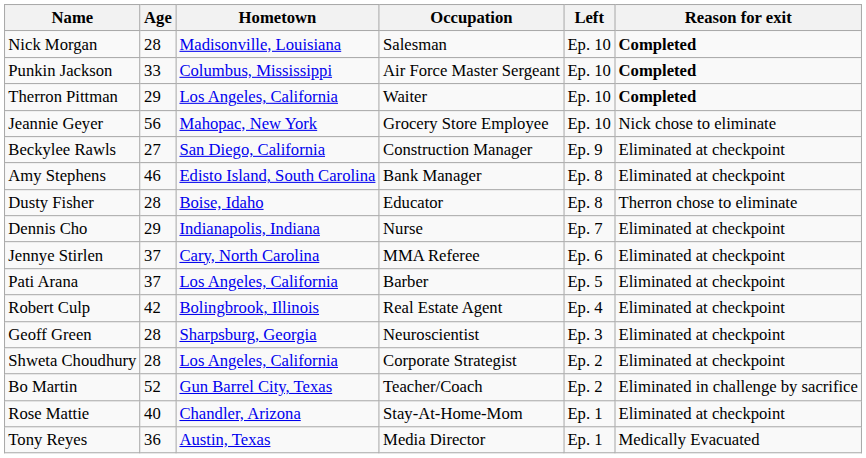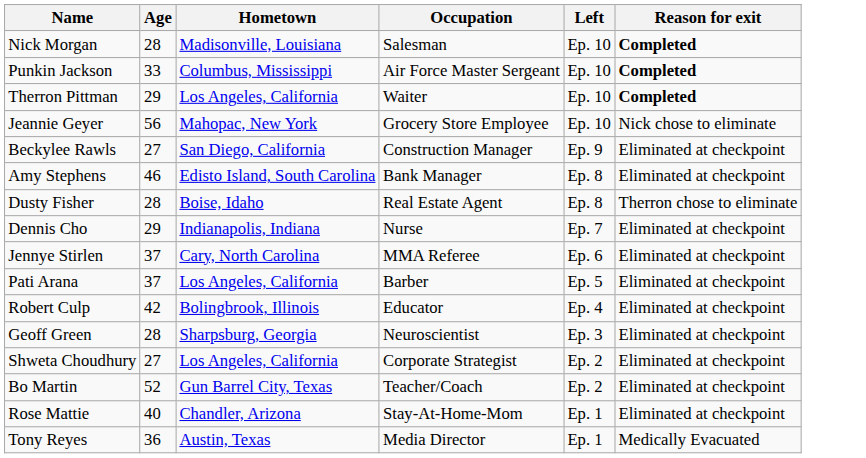(413, 202) Educator -> (443, 202) Real Estate Agent
(443, 307) Real Estate Agent -> (413, 307) Educator
(152, 360) 28 -> (152, 360) 27
(738, 387) Eliminated in challenge by sacrifice -> (702, 387) Eliminated at checkpoint
